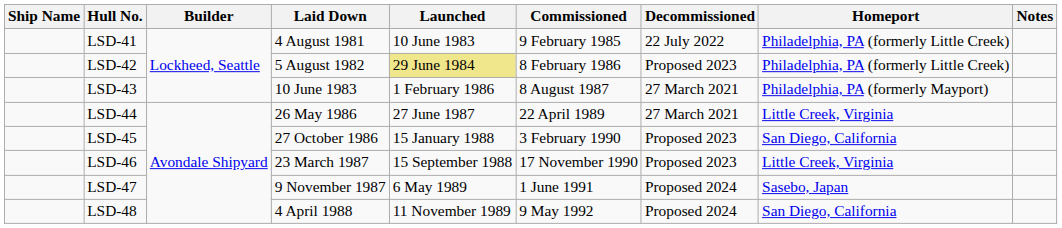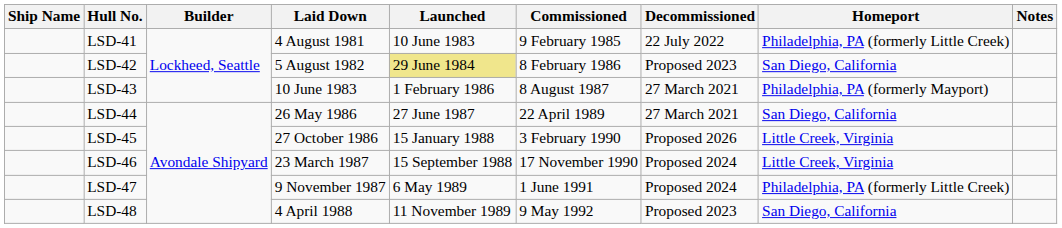(886, 65) Philadelphia, PA (formerly Little Creek) -> (829, 65) San Diego, California
(828, 114) Little Creek, Virginia -> (829, 114) San Diego, California
(691, 138) Proposed 2023 -> (691, 138) Proposed 2026
(829, 138) San Diego, California -> (828, 138) Little Creek, Virginia
(691, 162) Proposed 2023 -> (691, 162) Proposed 2024
(805, 187) Sasebo, Japan -> (886, 187) Philadelphia, PA (formerly Little Creek)
(691, 211) Proposed 2024 -> (691, 211) Proposed 2023
